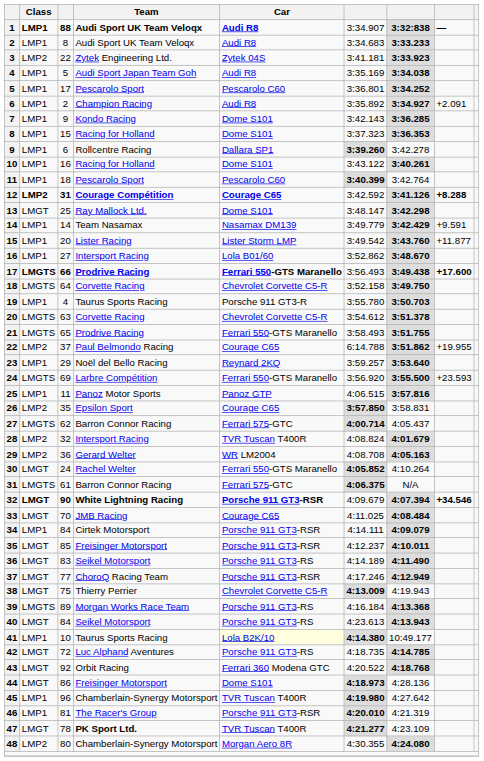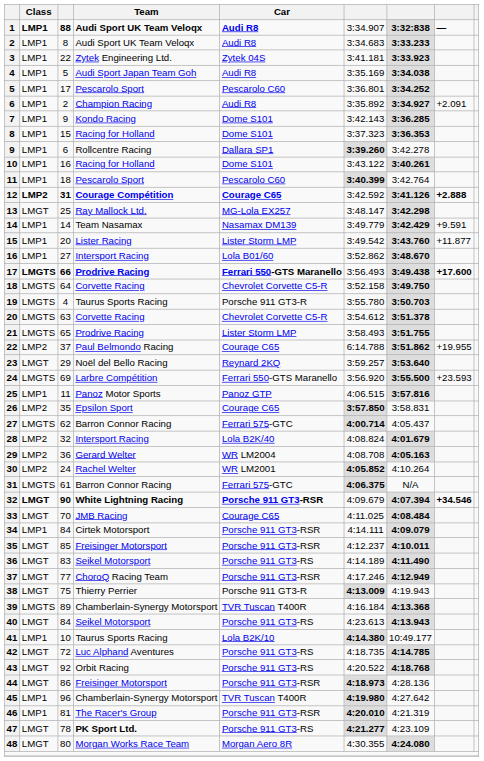(34, 58) LMP2 -> (34, 58) LMP1
(451, 195) +8.288 -> (451, 195) +2.888
(247, 210) Dome S101 -> (256, 210) MG-Lola EX257
(34, 302) LMP1 -> (38, 302) LMGTS
(280, 332) Ferrari 550-GTS Maranello -> (259, 332) Lister Storm LMP
(34, 363) LMP1 -> (35, 363) LMGT
(264, 439) TVR Tuscan T400R -> (248, 439) Lola B2K/40
(35, 470) LMGT -> (34, 470) LMP2
(280, 470) Ferrari 550-GTS Maranello -> (249, 470) WR LM2001
(275, 592) Chevrolet Corvette C5-R -> (264, 592) Porsche 911 GT3-R
(132, 607) Morgan Works Race Team -> (146, 607) Chamberlain-Synergy Motorsport
(268, 607) Porsche 911 GT3-RS -> (264, 607) TVR Tuscan T400R
(248, 637) lightyellow background -> (248, 637) no background
(276, 668) Ferrari 360 Modena GTC -> (268, 668) Porsche 911 GT3-RS
(247, 683) Dome S101 -> (271, 683) Porsche 911 GT3-RSR
(264, 729) TVR Tuscan T400R -> (268, 729) Porsche 911 GT3-RS
(34, 744) LMP2 -> (35, 744) LMGT
(146, 744) Chamberlain-Synergy Motorsport -> (132, 744) Morgan Works Race Team
